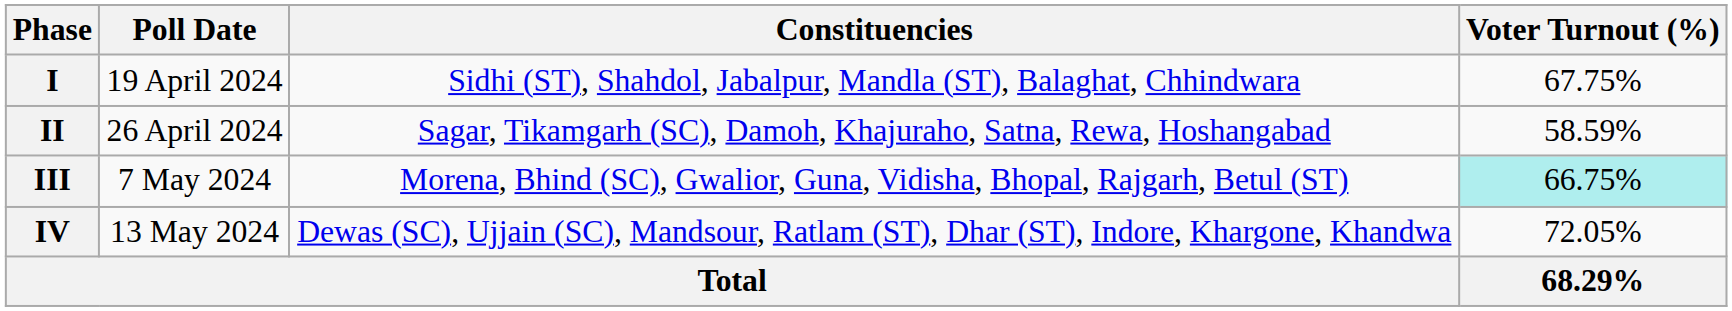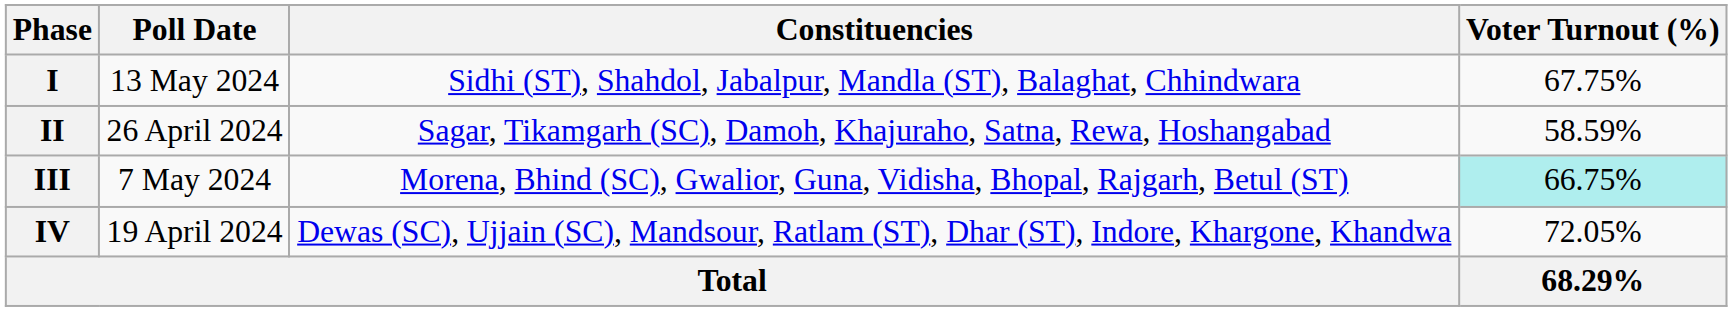(195, 79) 19 April 2024 -> (195, 79) 13 May 2024
(195, 230) 13 May 2024 -> (195, 230) 19 April 2024
